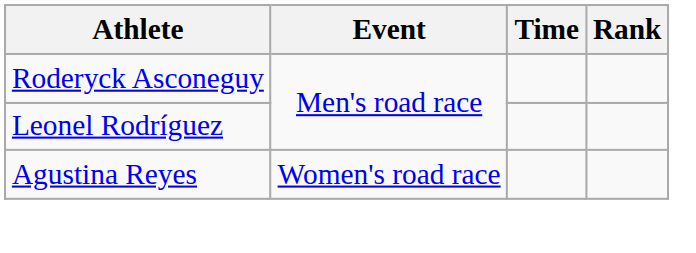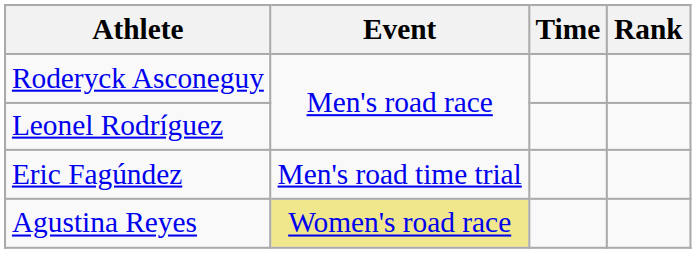+ row: (97, 174)
(389, 174) no background -> (400, 222) khaki background
